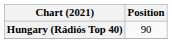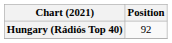(146, 30) 90 -> (146, 30) 92
